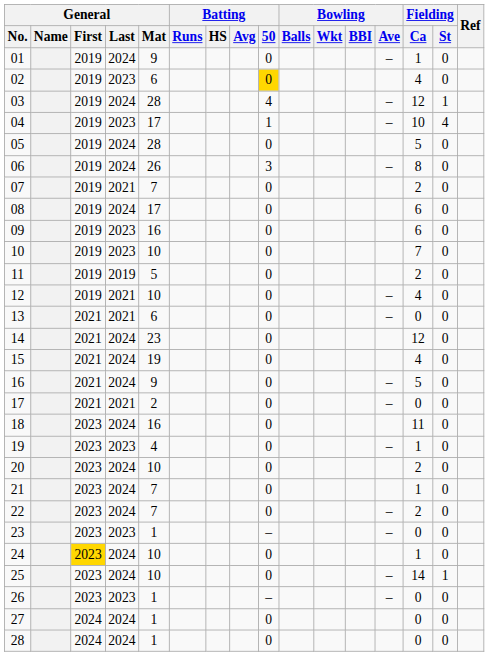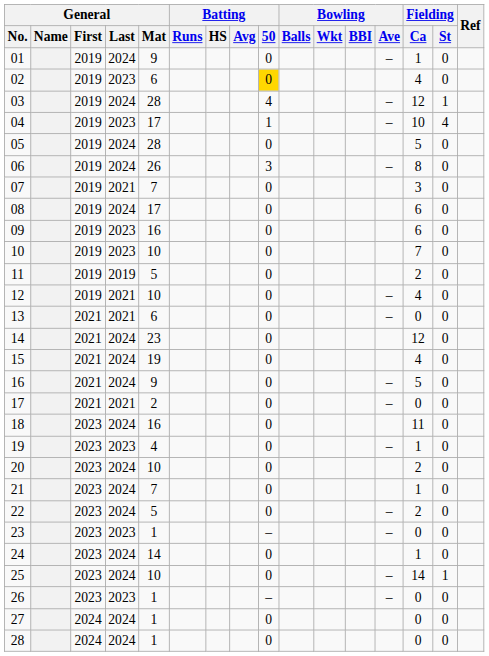(418, 187) 2 -> (418, 187) 3
(154, 511) 7 -> (154, 511) 5
(88, 554) gold background -> (88, 554) no background
(154, 554) 10 -> (154, 554) 14
